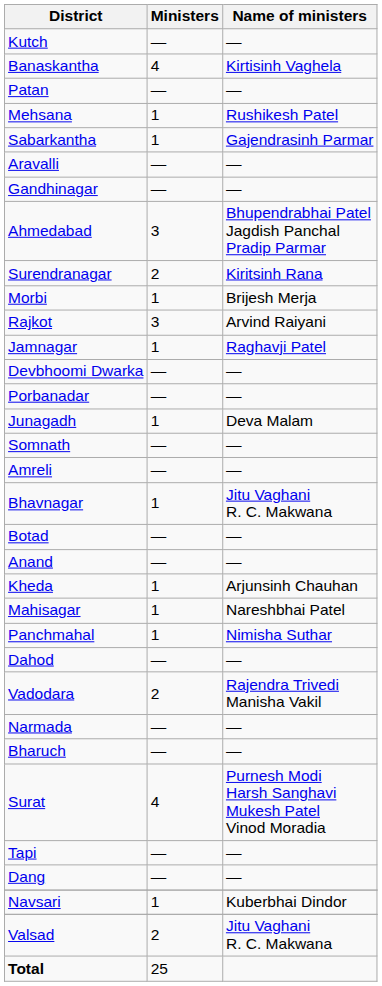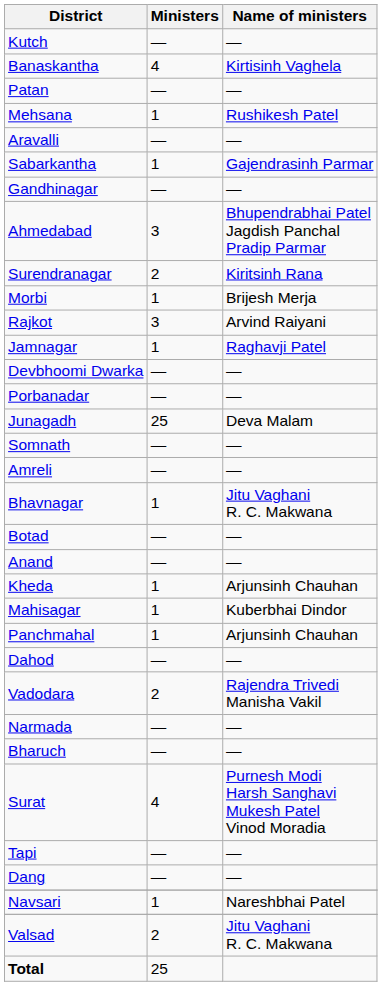rows swapped: (52, 139) <-> (34, 164)
(155, 420) 1 -> (159, 420) 25
(285, 610) Nareshbhai Patel -> (286, 610) Kuberbhai Dindor
(279, 635) Nimisha Suthar -> (292, 635) Arjunsinh Chauhan
(286, 902) Kuberbhai Dindor -> (285, 902) Nareshbhai Patel
